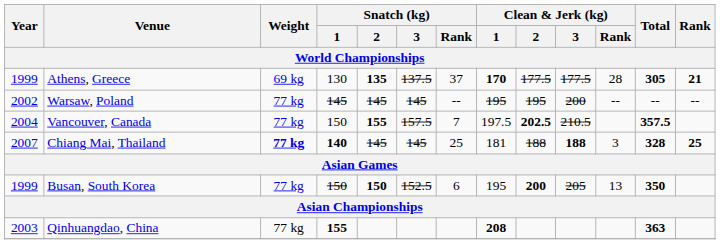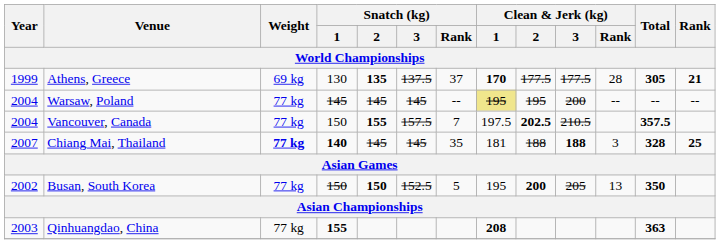(24, 100) 2002 -> (24, 100) 2004
(496, 100) no background -> (496, 100) khaki background
(456, 143) 25 -> (456, 143) 35
(24, 185) 1999 -> (24, 185) 2002
(456, 185) 6 -> (456, 185) 5
